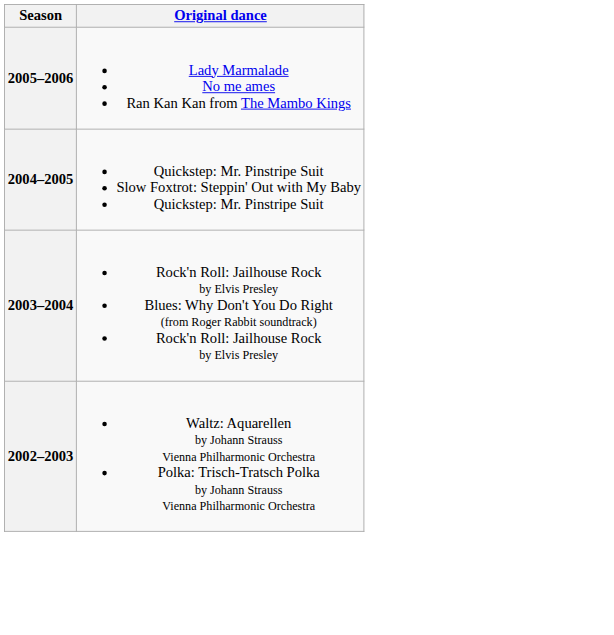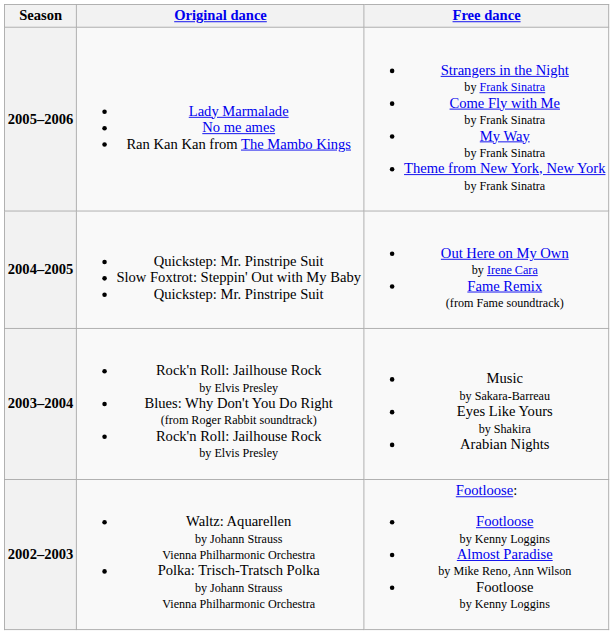+ column: (487, 16)
